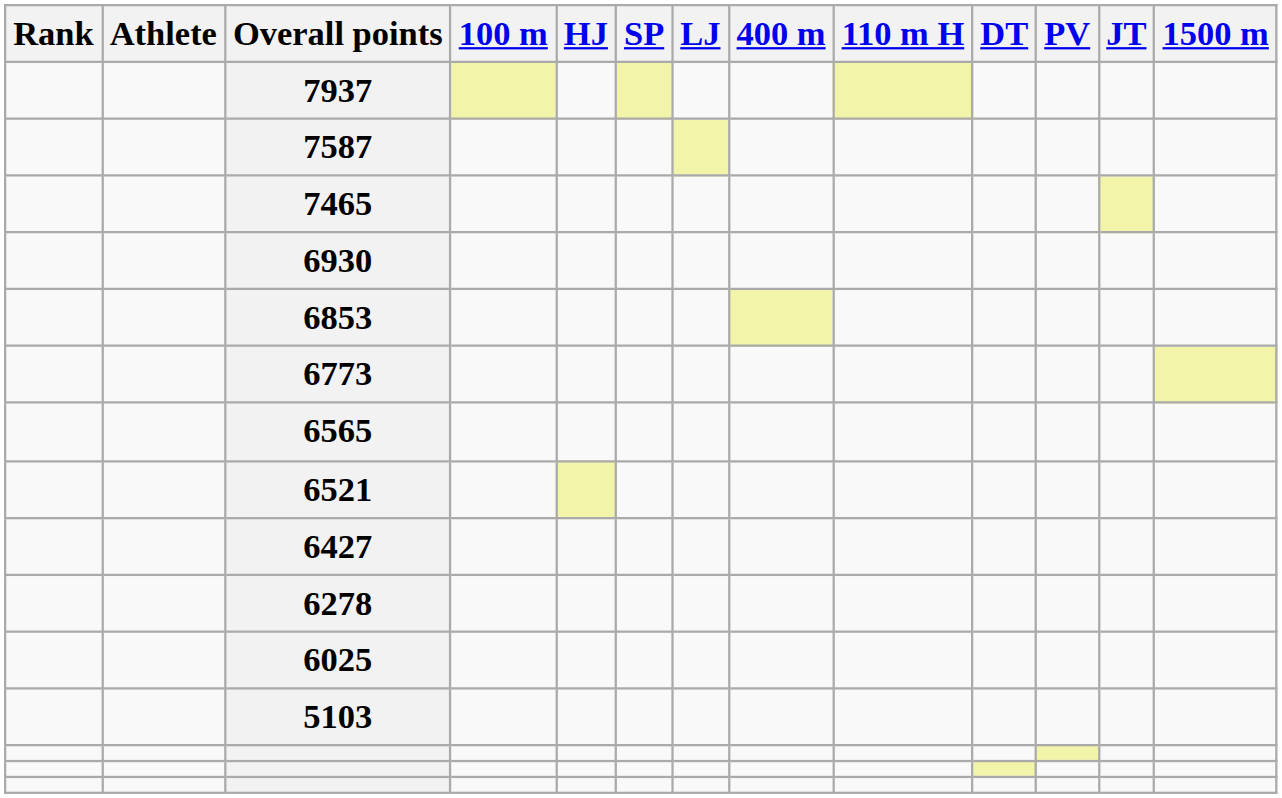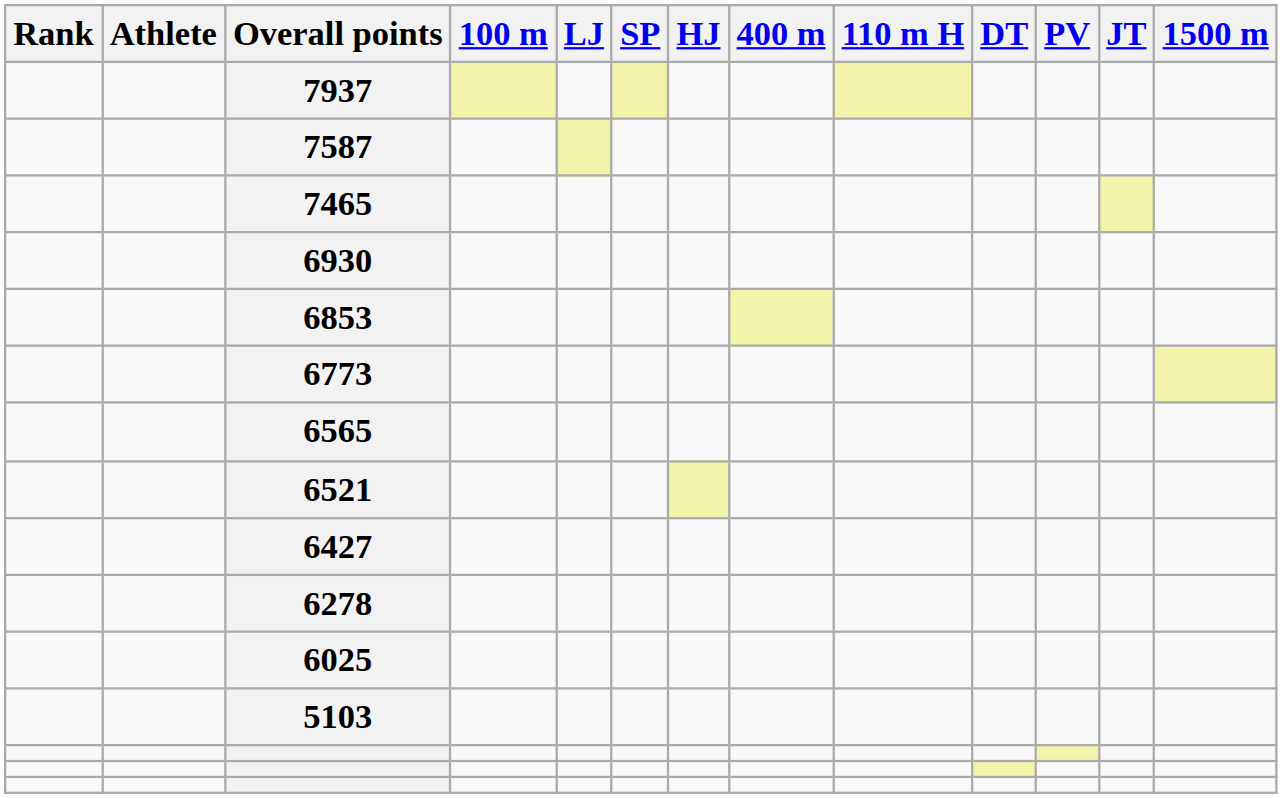columns swapped: (700, 33) <-> (586, 33)
